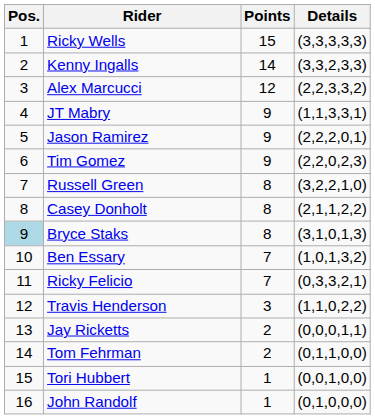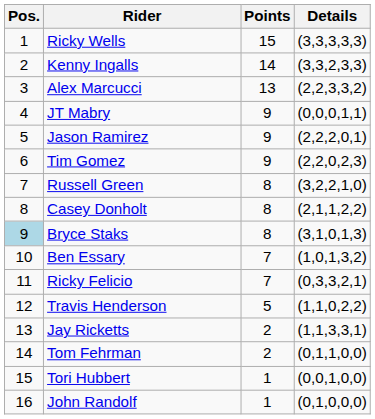(267, 88) 12 -> (267, 88) 13
(332, 112) (1,1,3,3,1) -> (332, 112) (0,0,0,1,1)
(267, 305) 3 -> (267, 305) 5
(332, 329) (0,0,0,1,1) -> (332, 329) (1,1,3,3,1)
